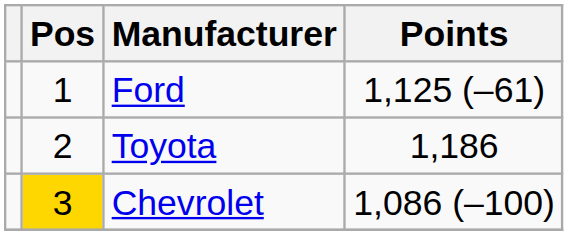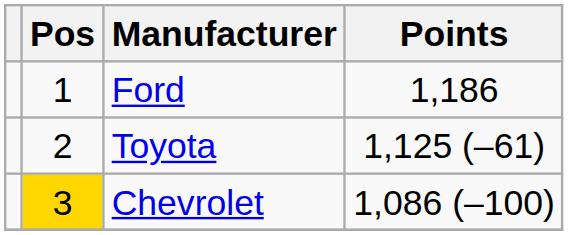(454, 90) 1,125 (–61) -> (454, 90) 1,186
(454, 146) 1,186 -> (454, 146) 1,125 (–61)
